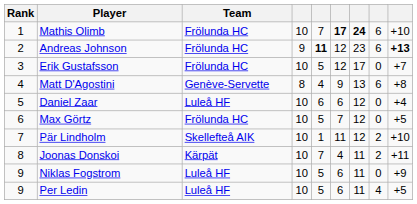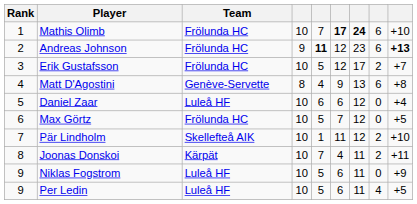(378, 66) 0 -> (378, 66) 2
